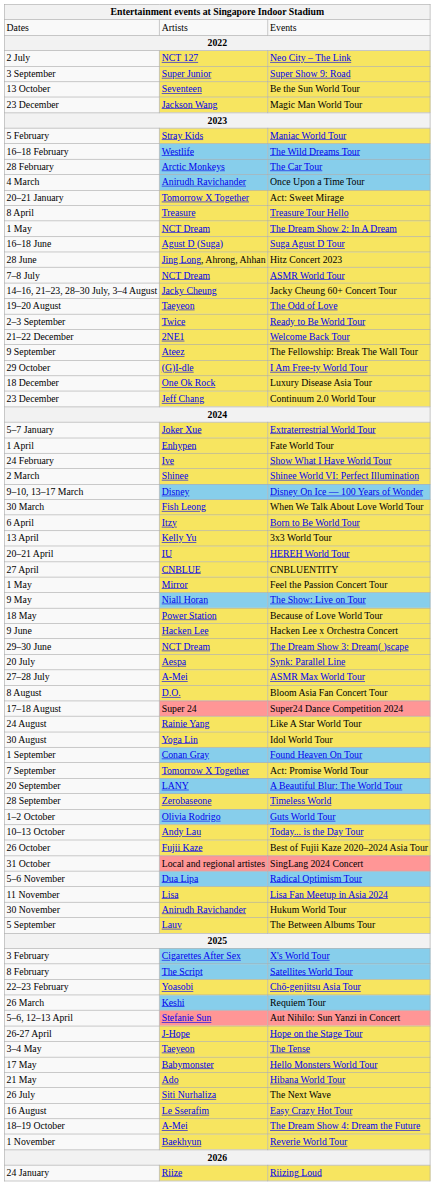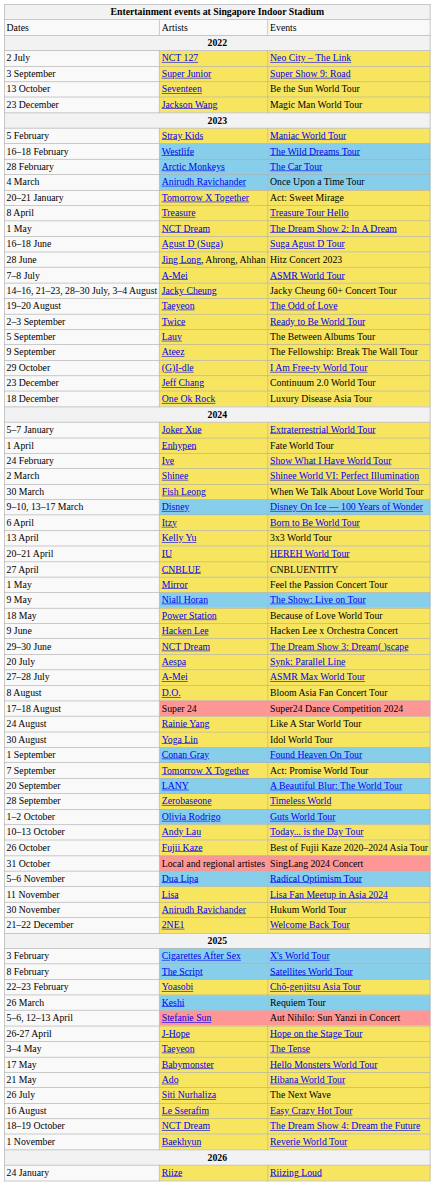(186, 275) NCT Dream -> (175, 275) A-Mei
rows swapped: (323, 925) <-> (310, 337)
rows swapped: (321, 383) <-> (323, 399)
rows swapped: (347, 492) <-> (347, 507)
(175, 1126) A-Mei -> (186, 1126) NCT Dream
